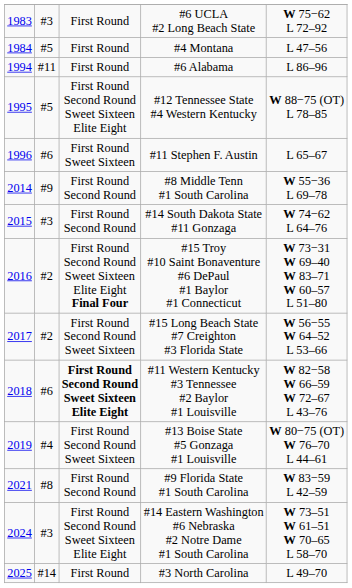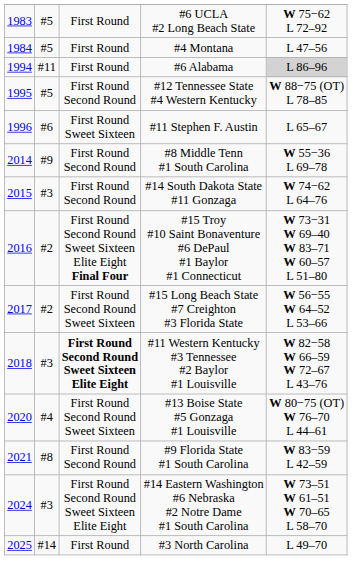(47, 21) #3 -> (47, 21) #5
(307, 67) no background -> (307, 67) lightgrey background
(100, 107) First Round Second Round Sweet Sixteen Elite Eight -> (100, 93) First Round Second Round
(47, 391) #6 -> (47, 363) #3
(20, 445) 2019 -> (20, 417) 2020
